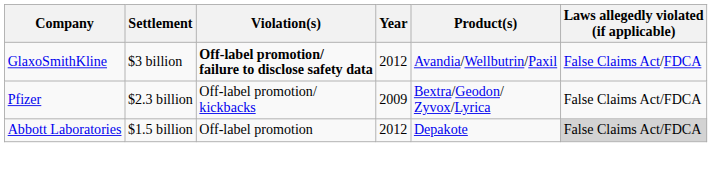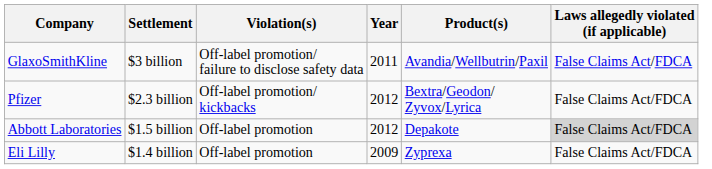(286, 61) bold -> (281, 61) normal
(393, 61) 2012 -> (384, 61) 2011
(393, 99) 2009 -> (384, 99) 2012
+ row: (31, 152)
